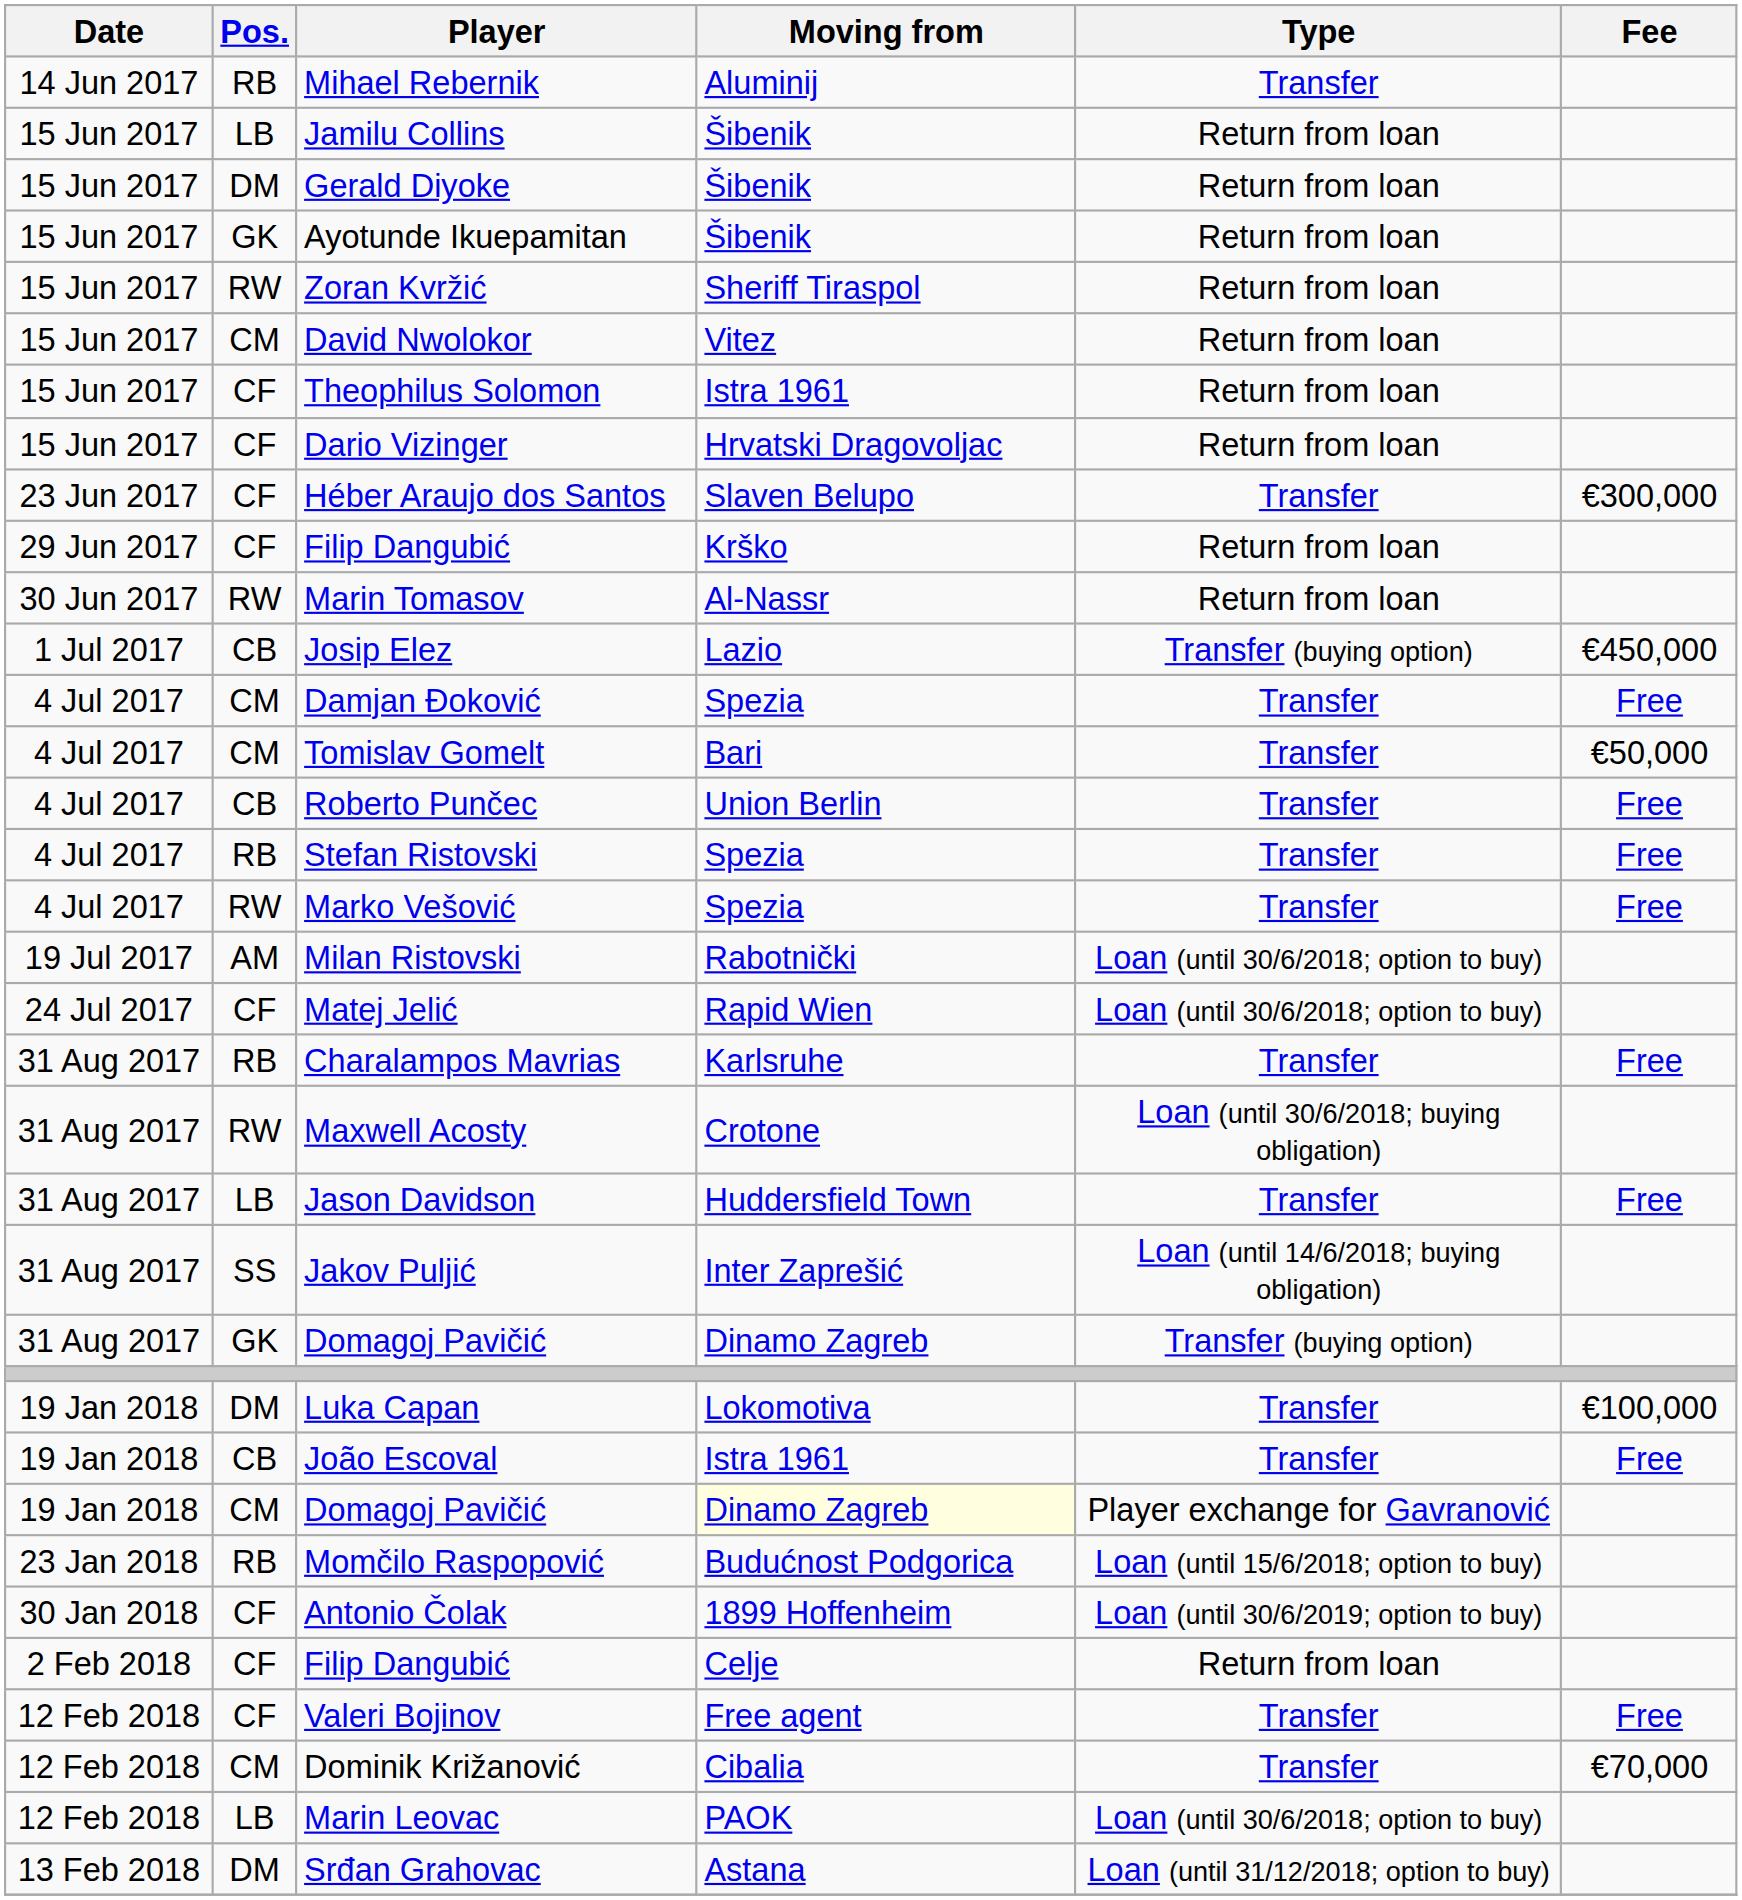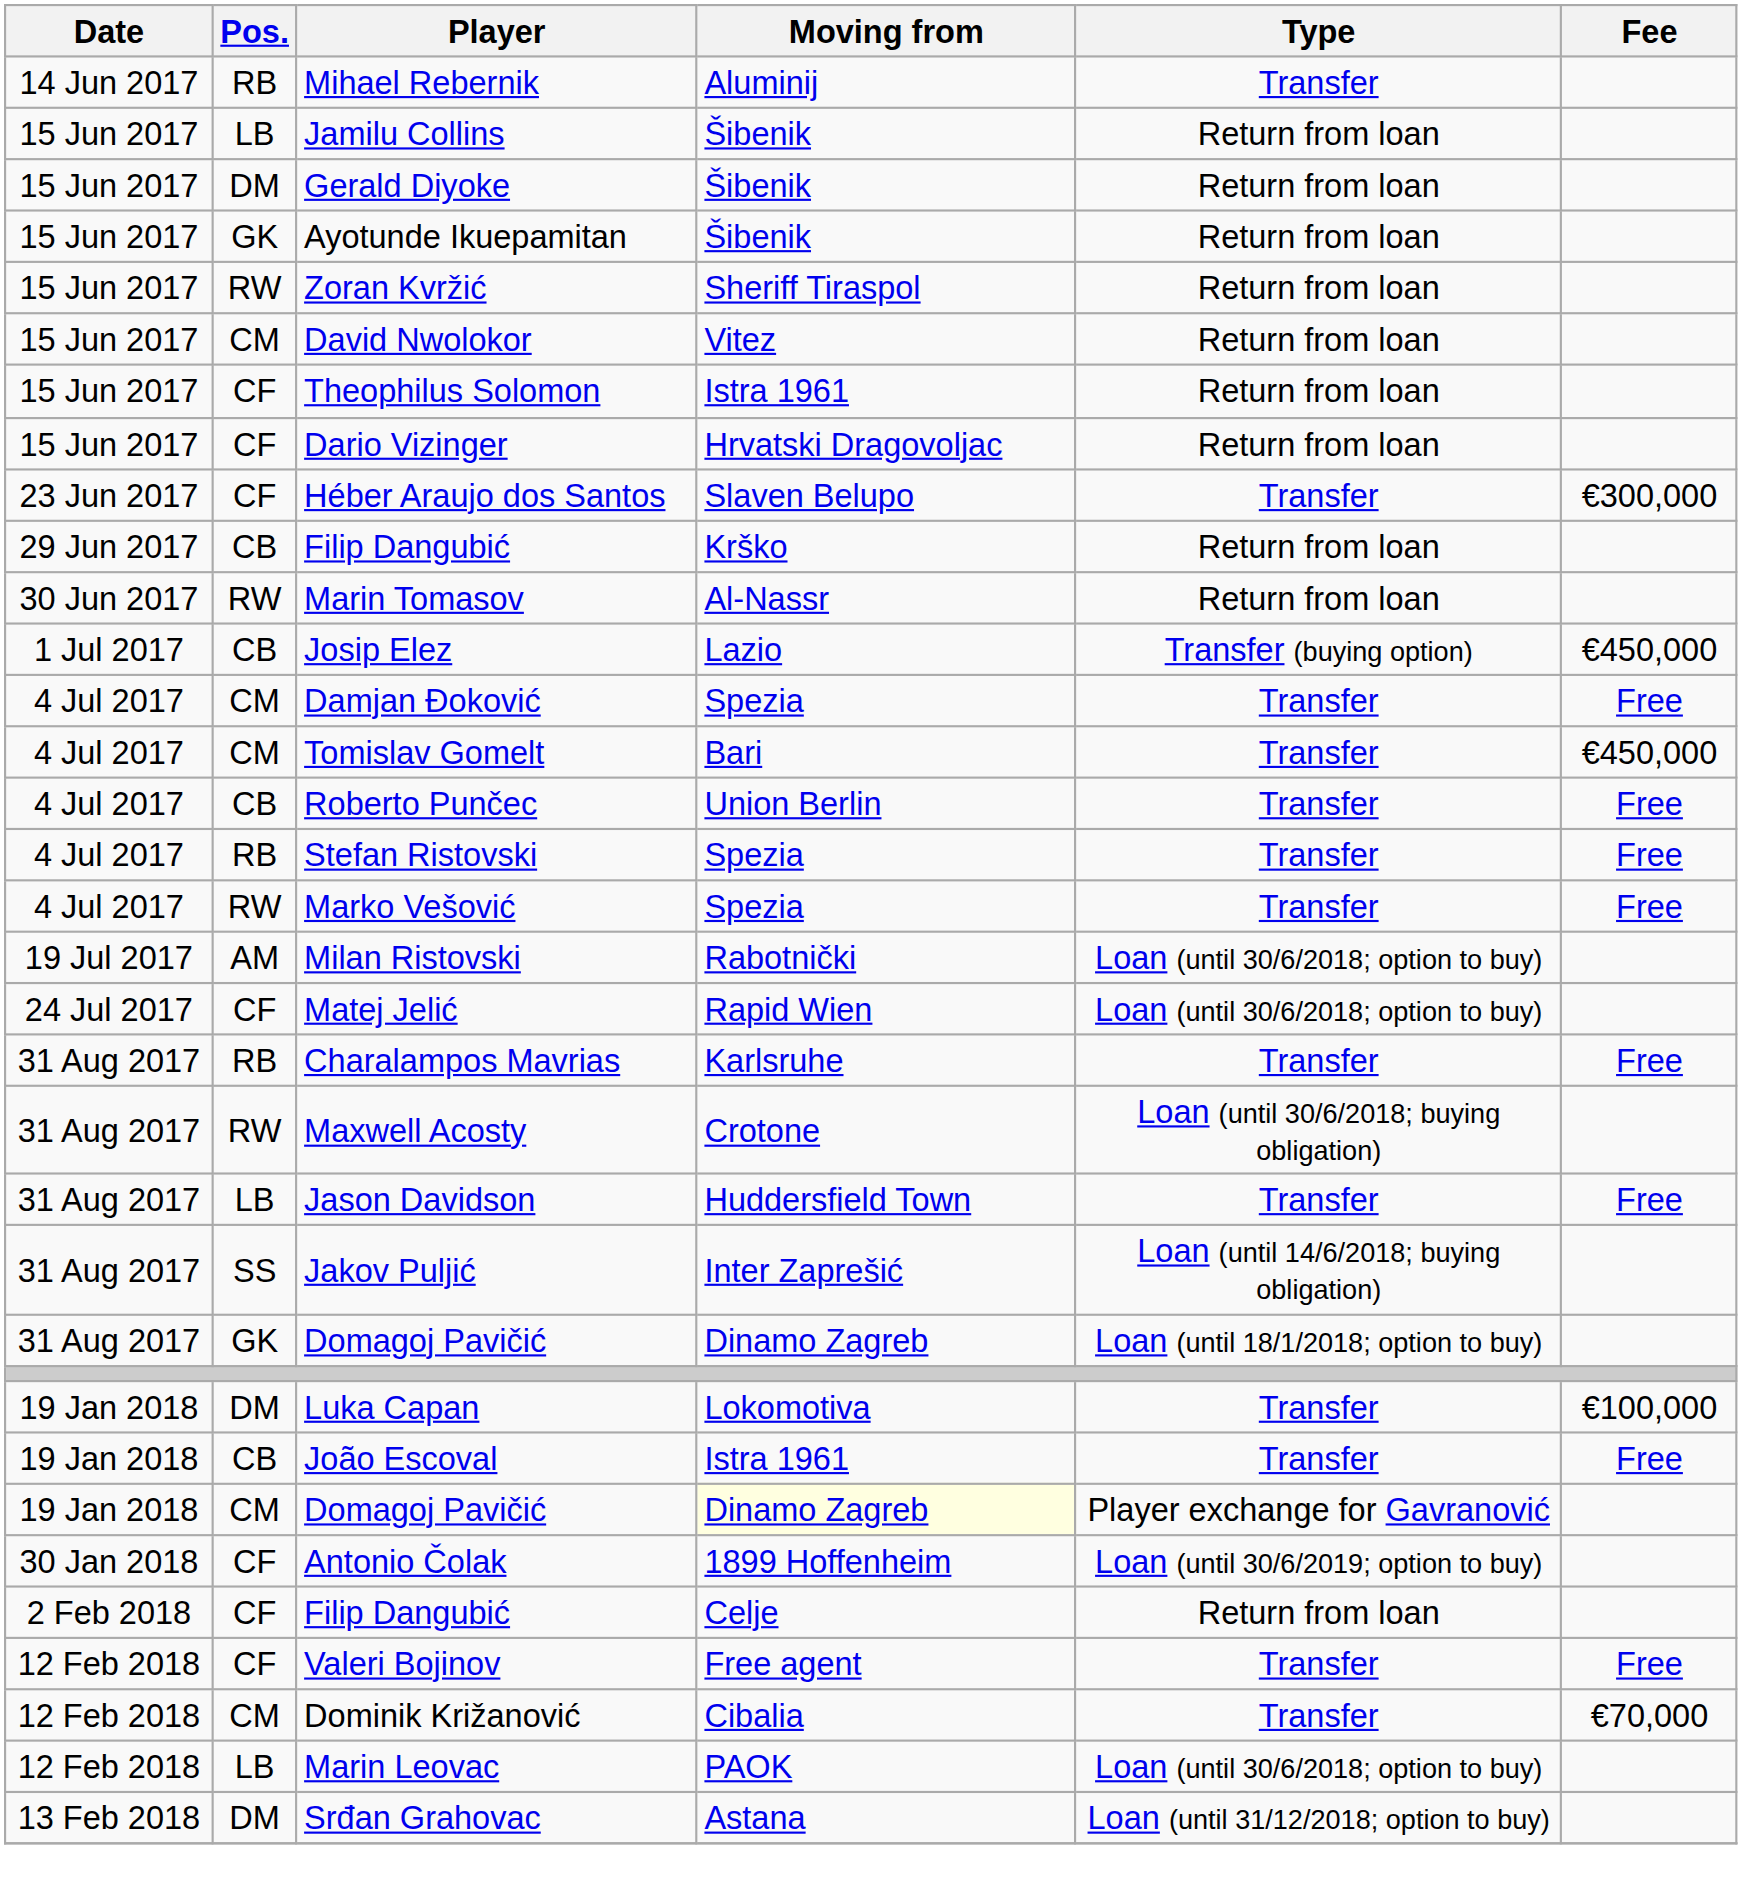(255, 546) CF -> (255, 546) CB
(1649, 752) €50,000 -> (1649, 752) €450,000
(1319, 1340) Transfer (buying option) -> (1319, 1340) Loan (until 18/1/2018; option to buy)
- row: (109, 1561)
